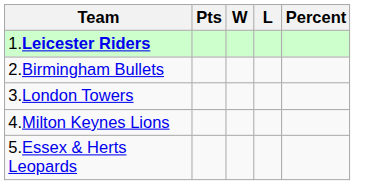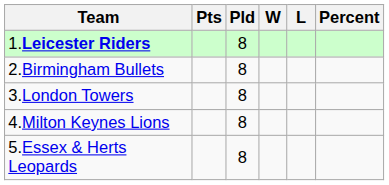+ column: (242, 17)
